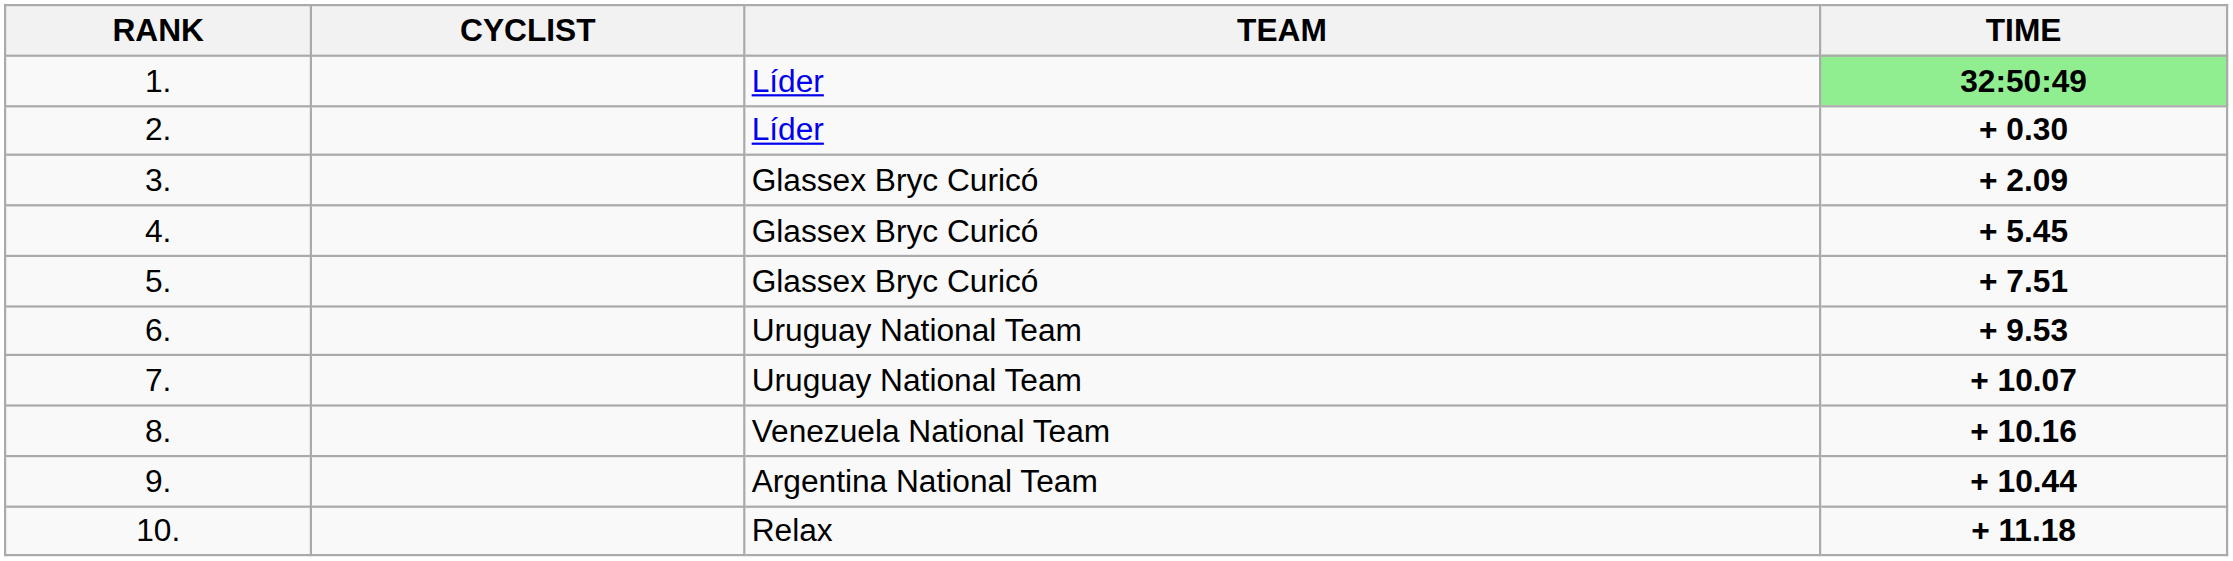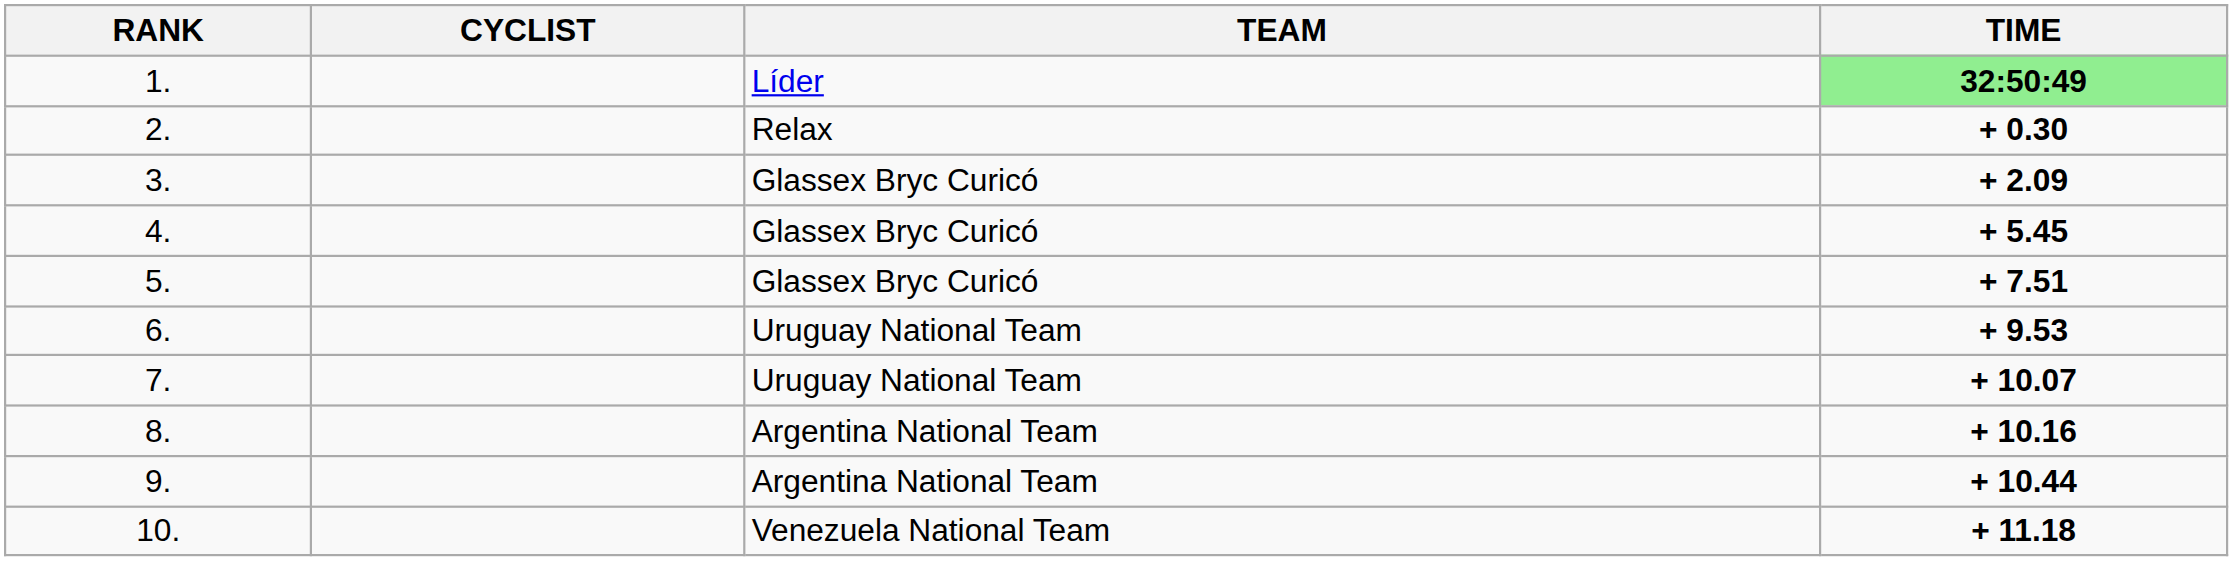(788, 131) Líder -> (792, 131) Relax
(931, 431) Venezuela National Team -> (925, 431) Argentina National Team
(792, 531) Relax -> (931, 531) Venezuela National Team
